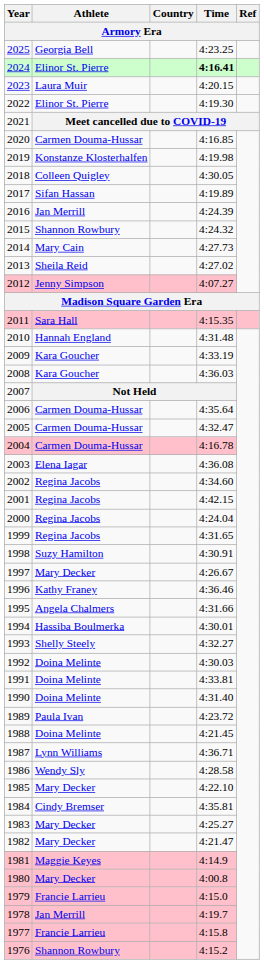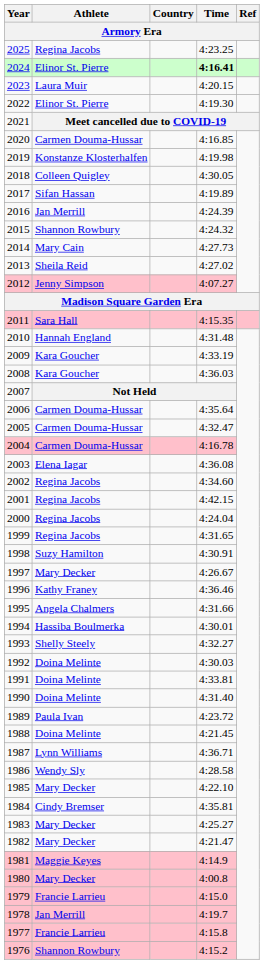(64, 49) Georgia Bell -> (68, 49) Regina Jacobs
